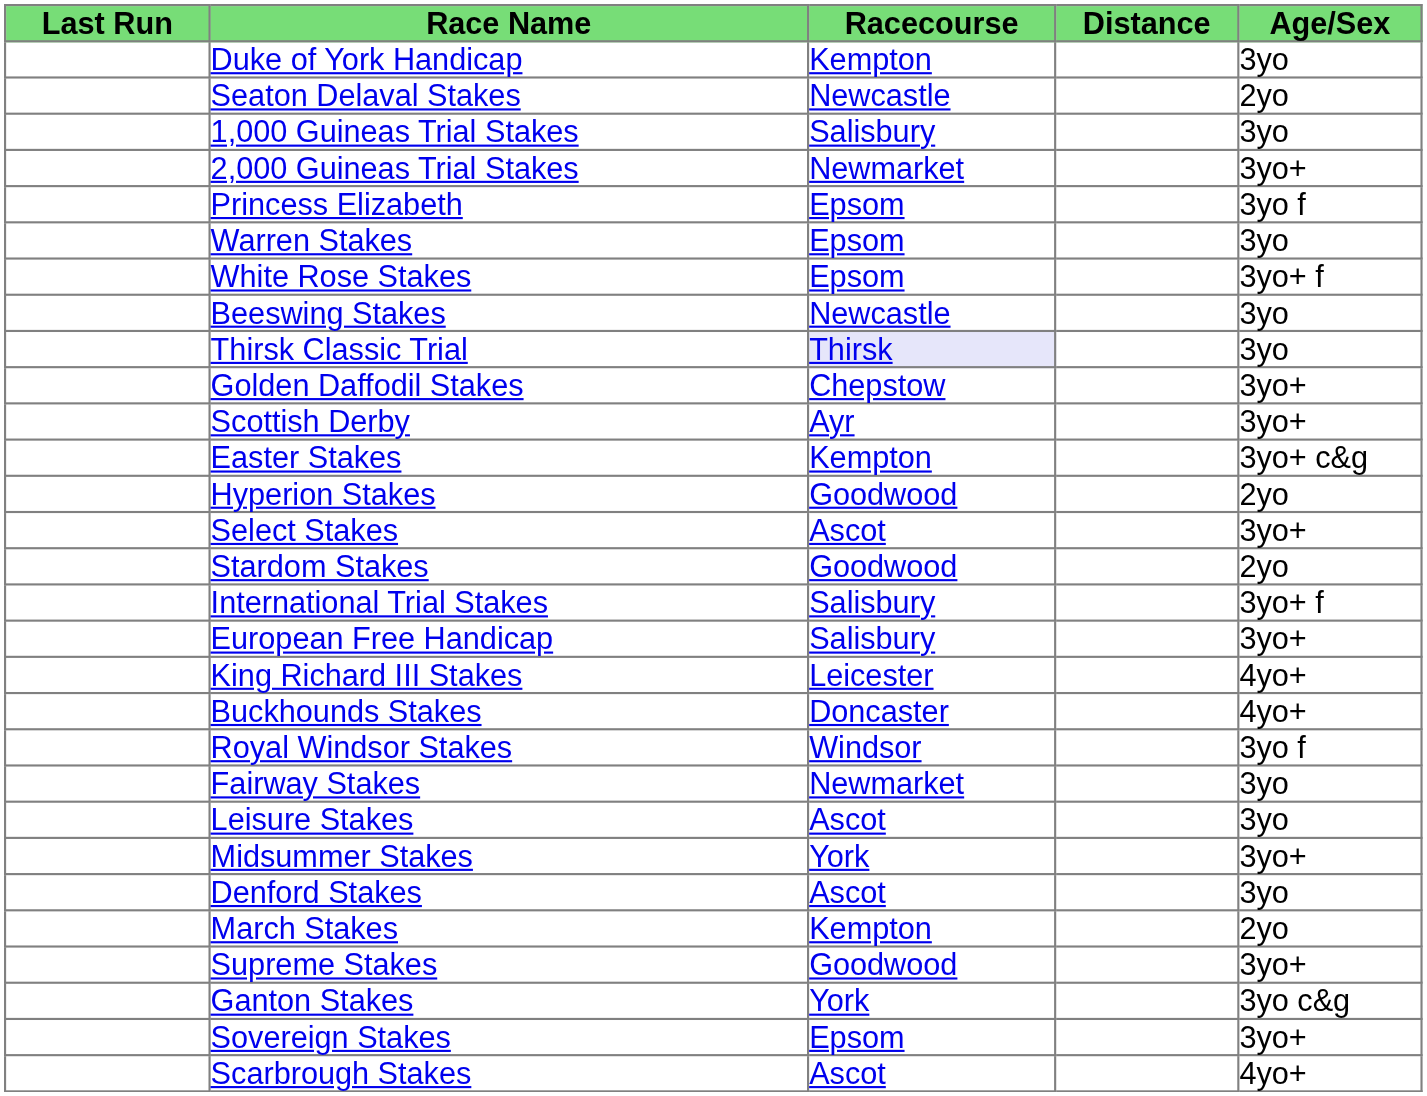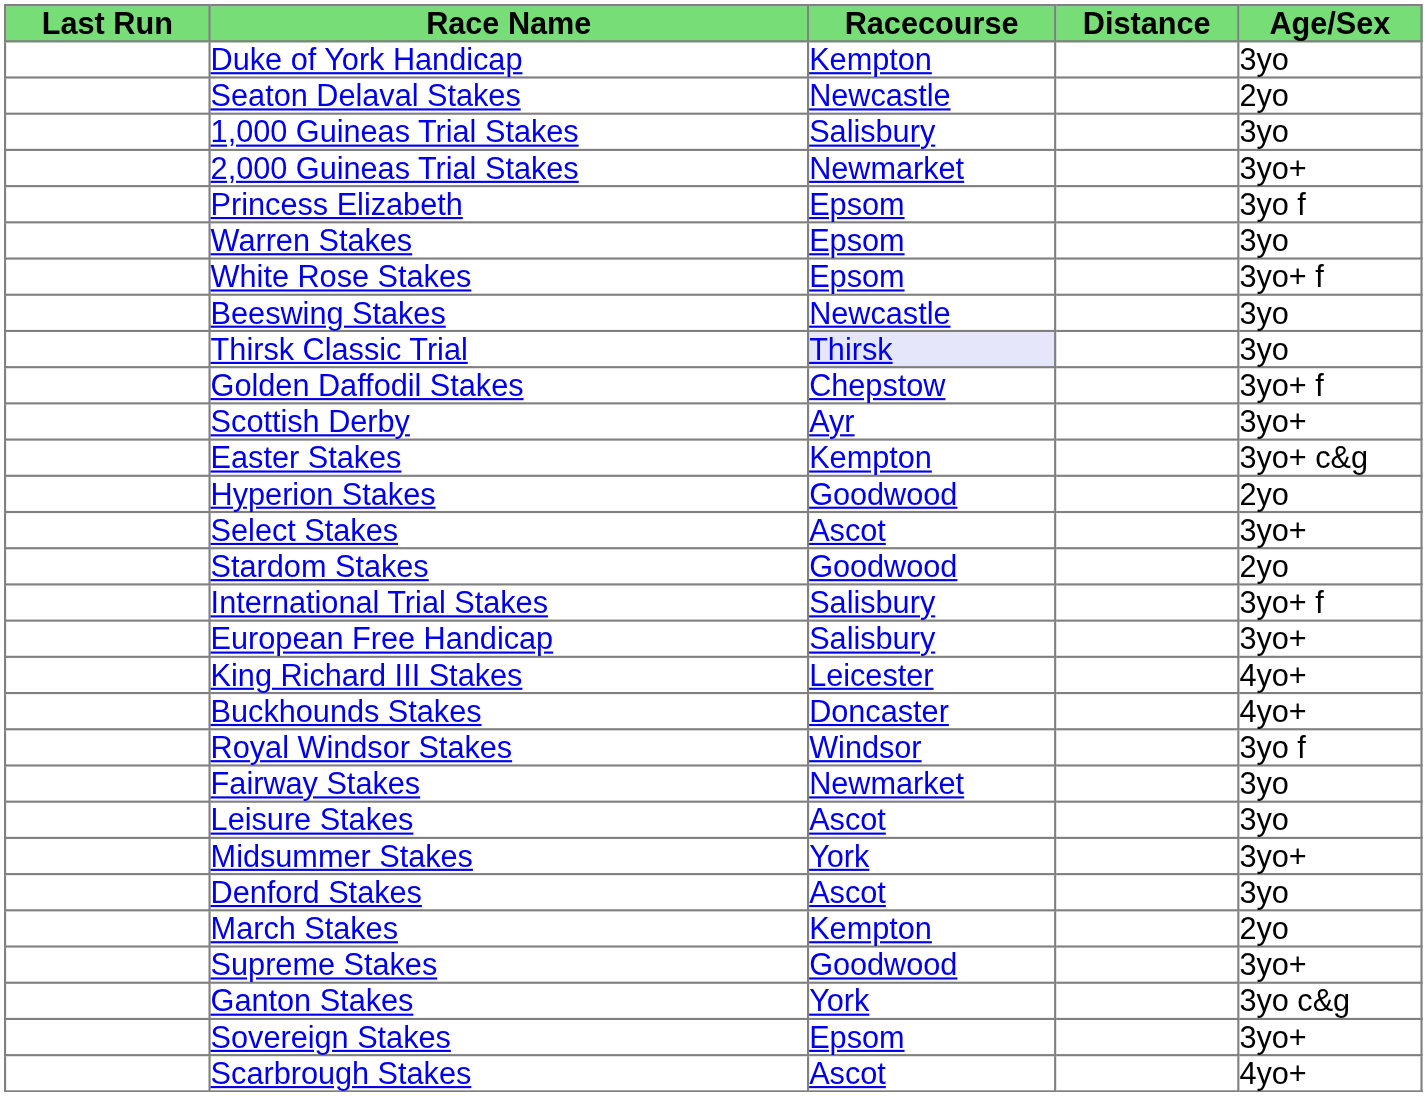(1273, 385) 3yo+ -> (1282, 385) 3yo+ f
